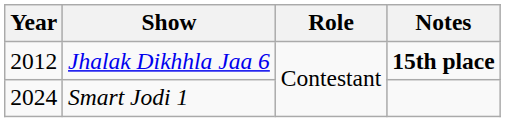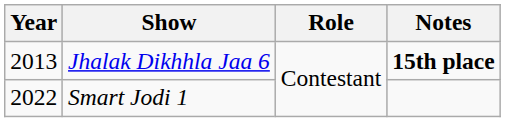(34, 60) 2012 -> (34, 60) 2013
(34, 97) 2024 -> (34, 97) 2022
